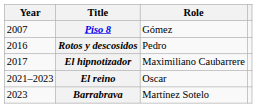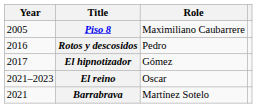(17, 29) 2007 -> (17, 29) 2005
(157, 29) Gómez -> (194, 29) Maximiliano Caubarrere
(194, 62) Maximiliano Caubarrere -> (157, 62) Gómez
(17, 95) 2023 -> (17, 95) 2021
